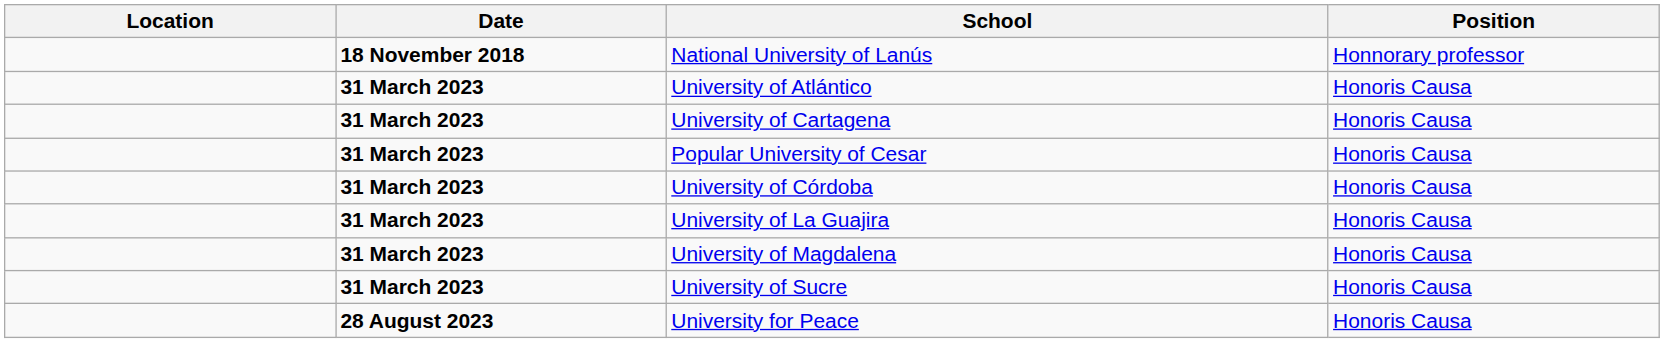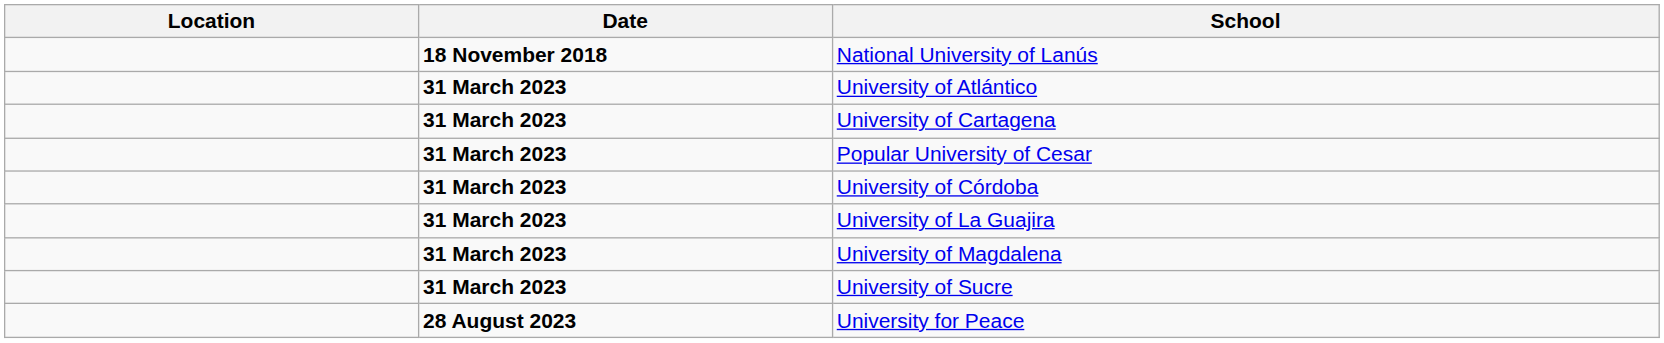- column: (1494, 21)
